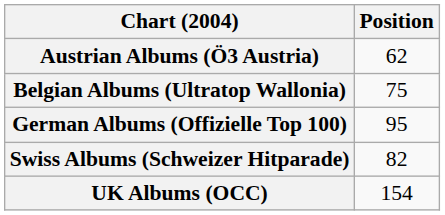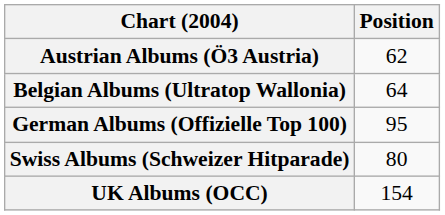(397, 90) 75 -> (397, 90) 64
(397, 158) 82 -> (397, 158) 80
